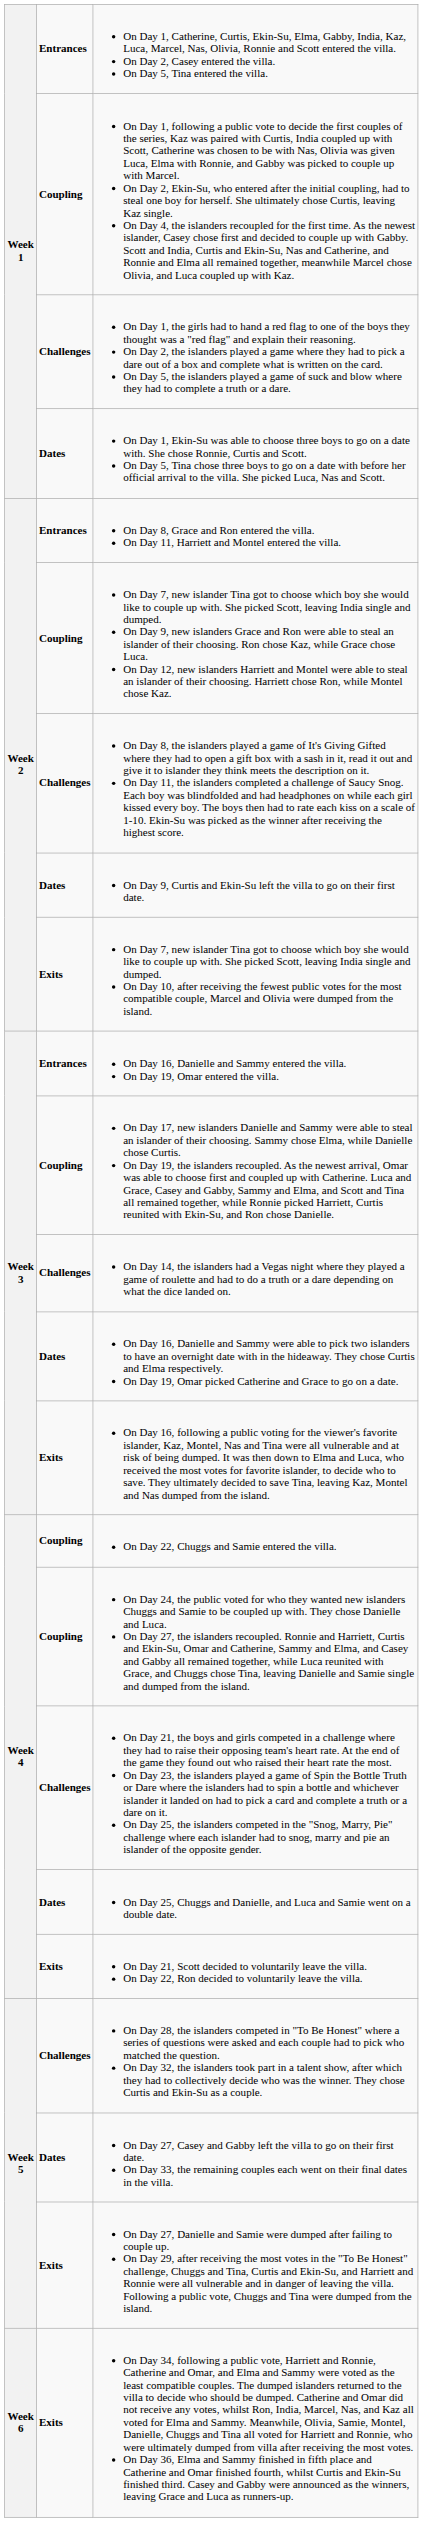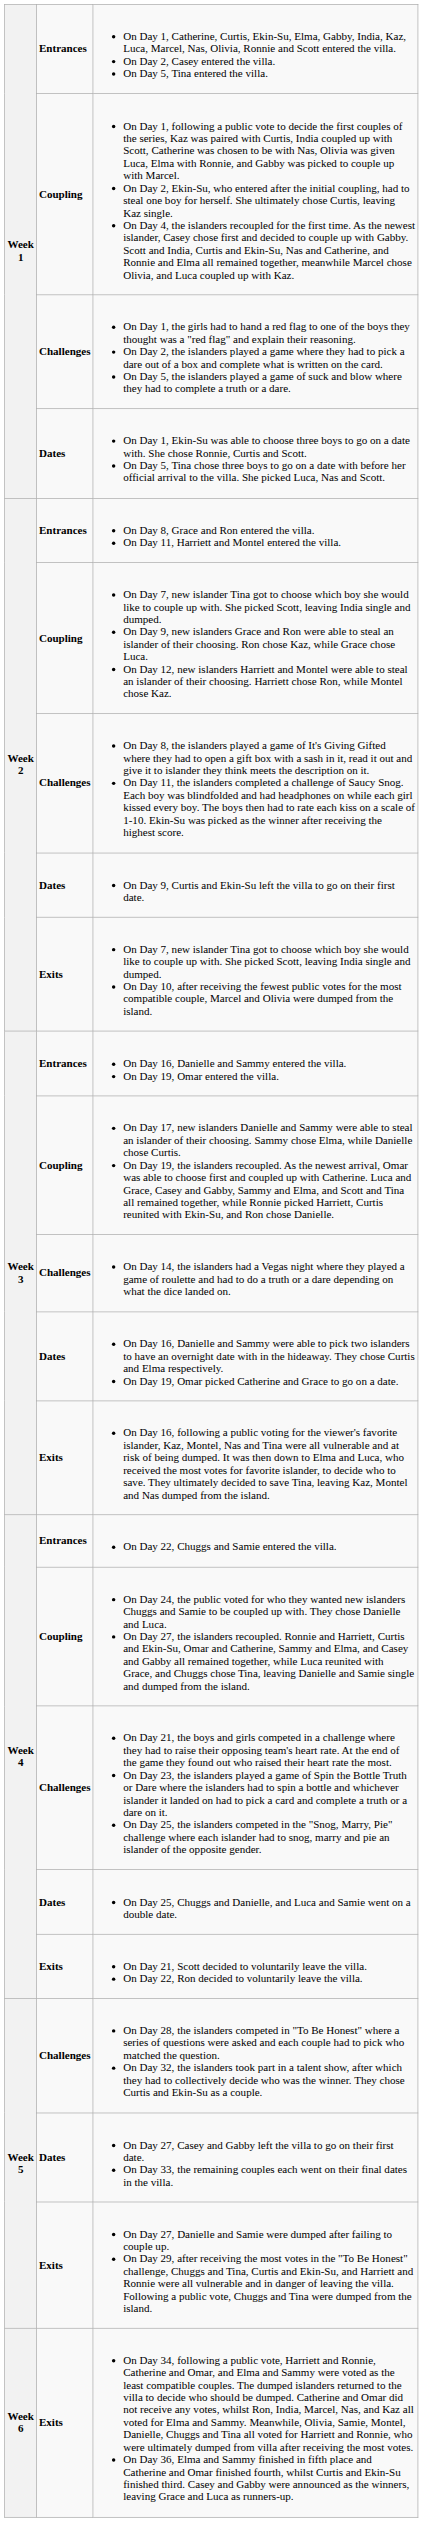(61, 1541) Coupling -> (63, 1541) Entrances
